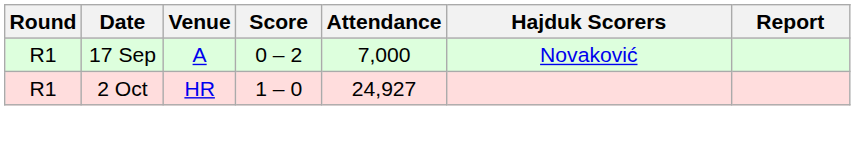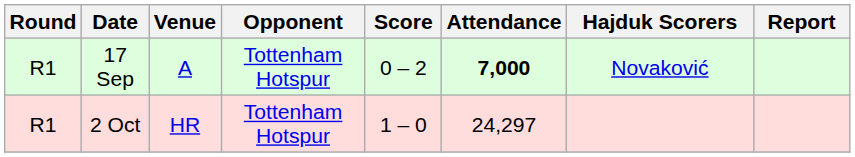+ column: (293, 22)
(384, 55) normal -> (504, 67) bold
(384, 88) 24,927 -> (504, 124) 24,297
